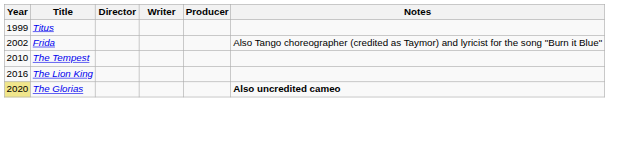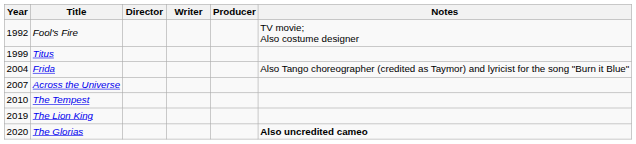+ row: (55, 33)
(17, 43) 2002 -> (17, 69) 2004
+ row: (76, 85)
(17, 74) 2016 -> (17, 116) 2019
(17, 89) khaki background -> (17, 131) no background
